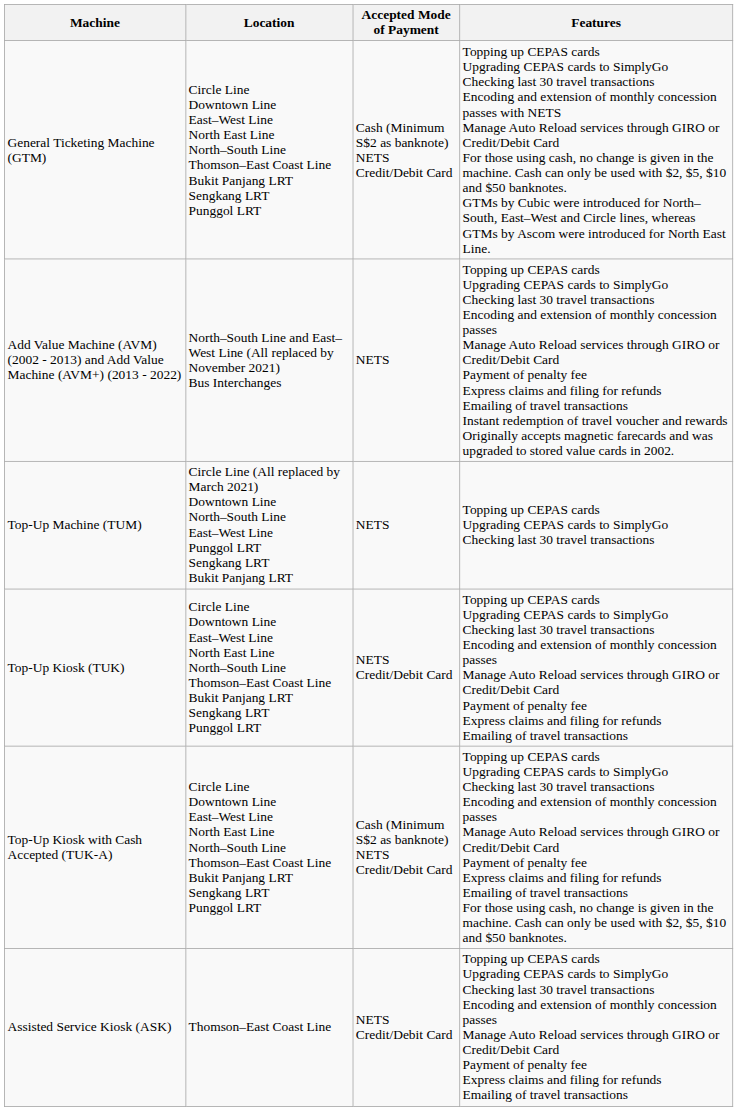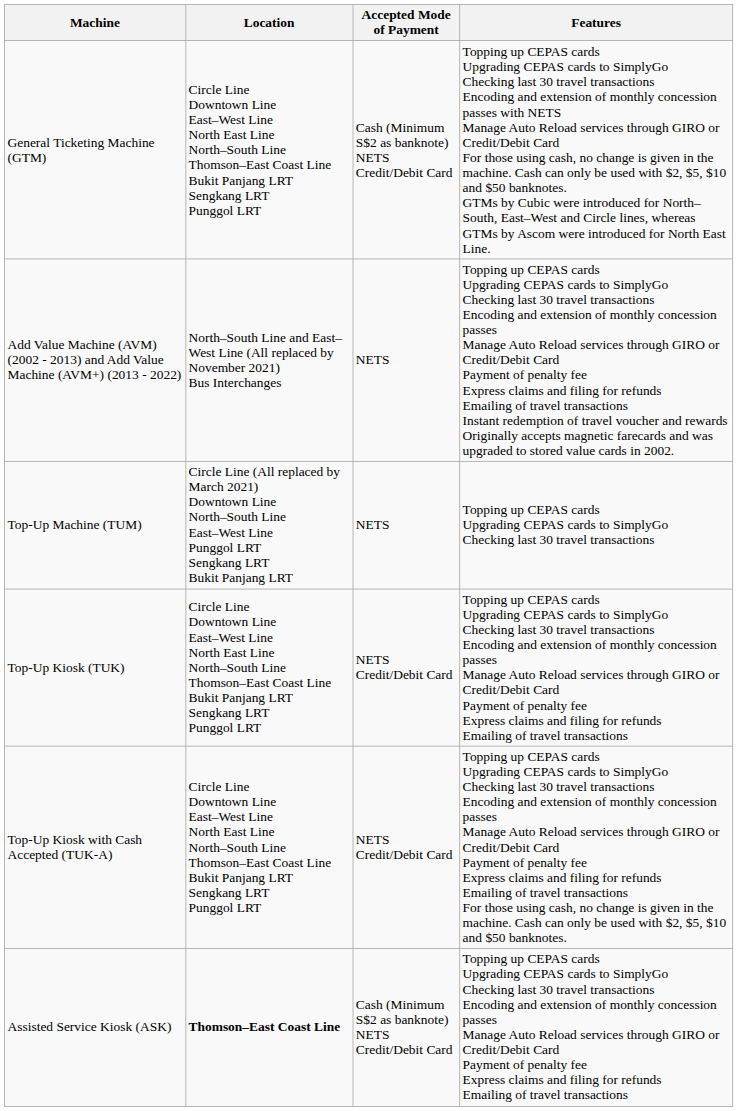(404, 847) Cash (Minimum S$2 as banknote) NETS Credit/Debit Card -> (404, 847) NETS Credit/Debit Card
(260, 1027) normal -> (264, 1027) bold
(404, 1027) NETS Credit/Debit Card -> (404, 1027) Cash (Minimum S$2 as banknote) NETS Credit/Debit Card
